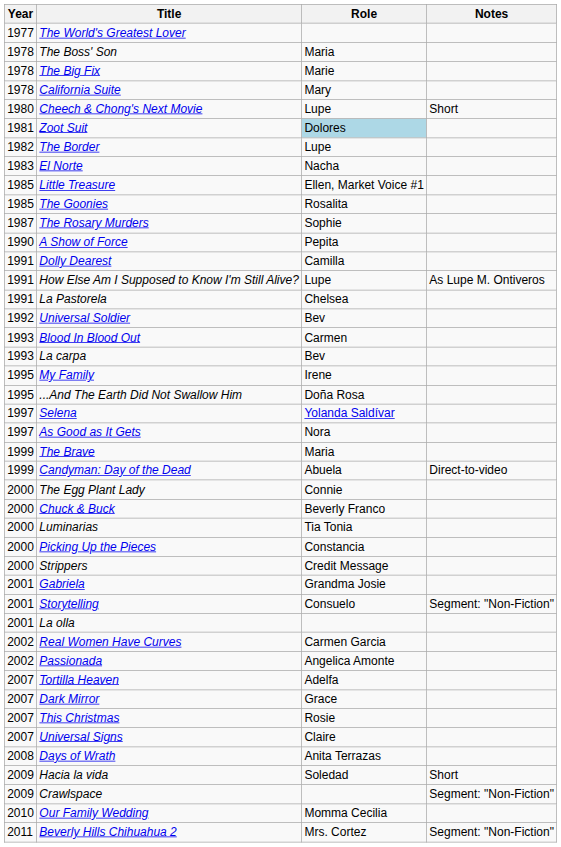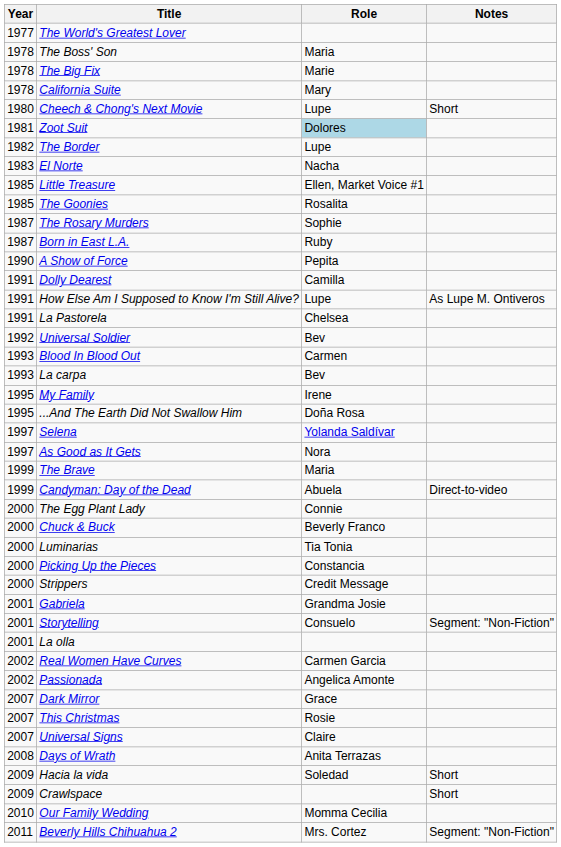+ row: (84, 242)
- row: (79, 680)
(492, 794) Segment: "Non-Fiction" -> (444, 794) Short
